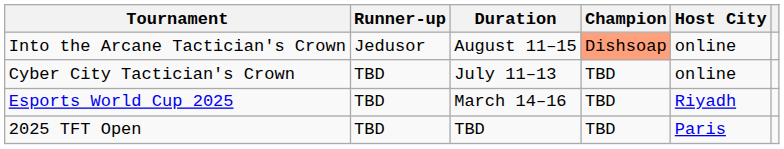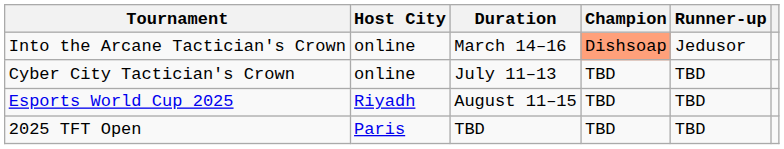columns swapped: (721, 19) <-> (400, 19)
(515, 46) August 11–15 -> (510, 46) March 14–16
(510, 102) March 14–16 -> (515, 102) August 11–15
